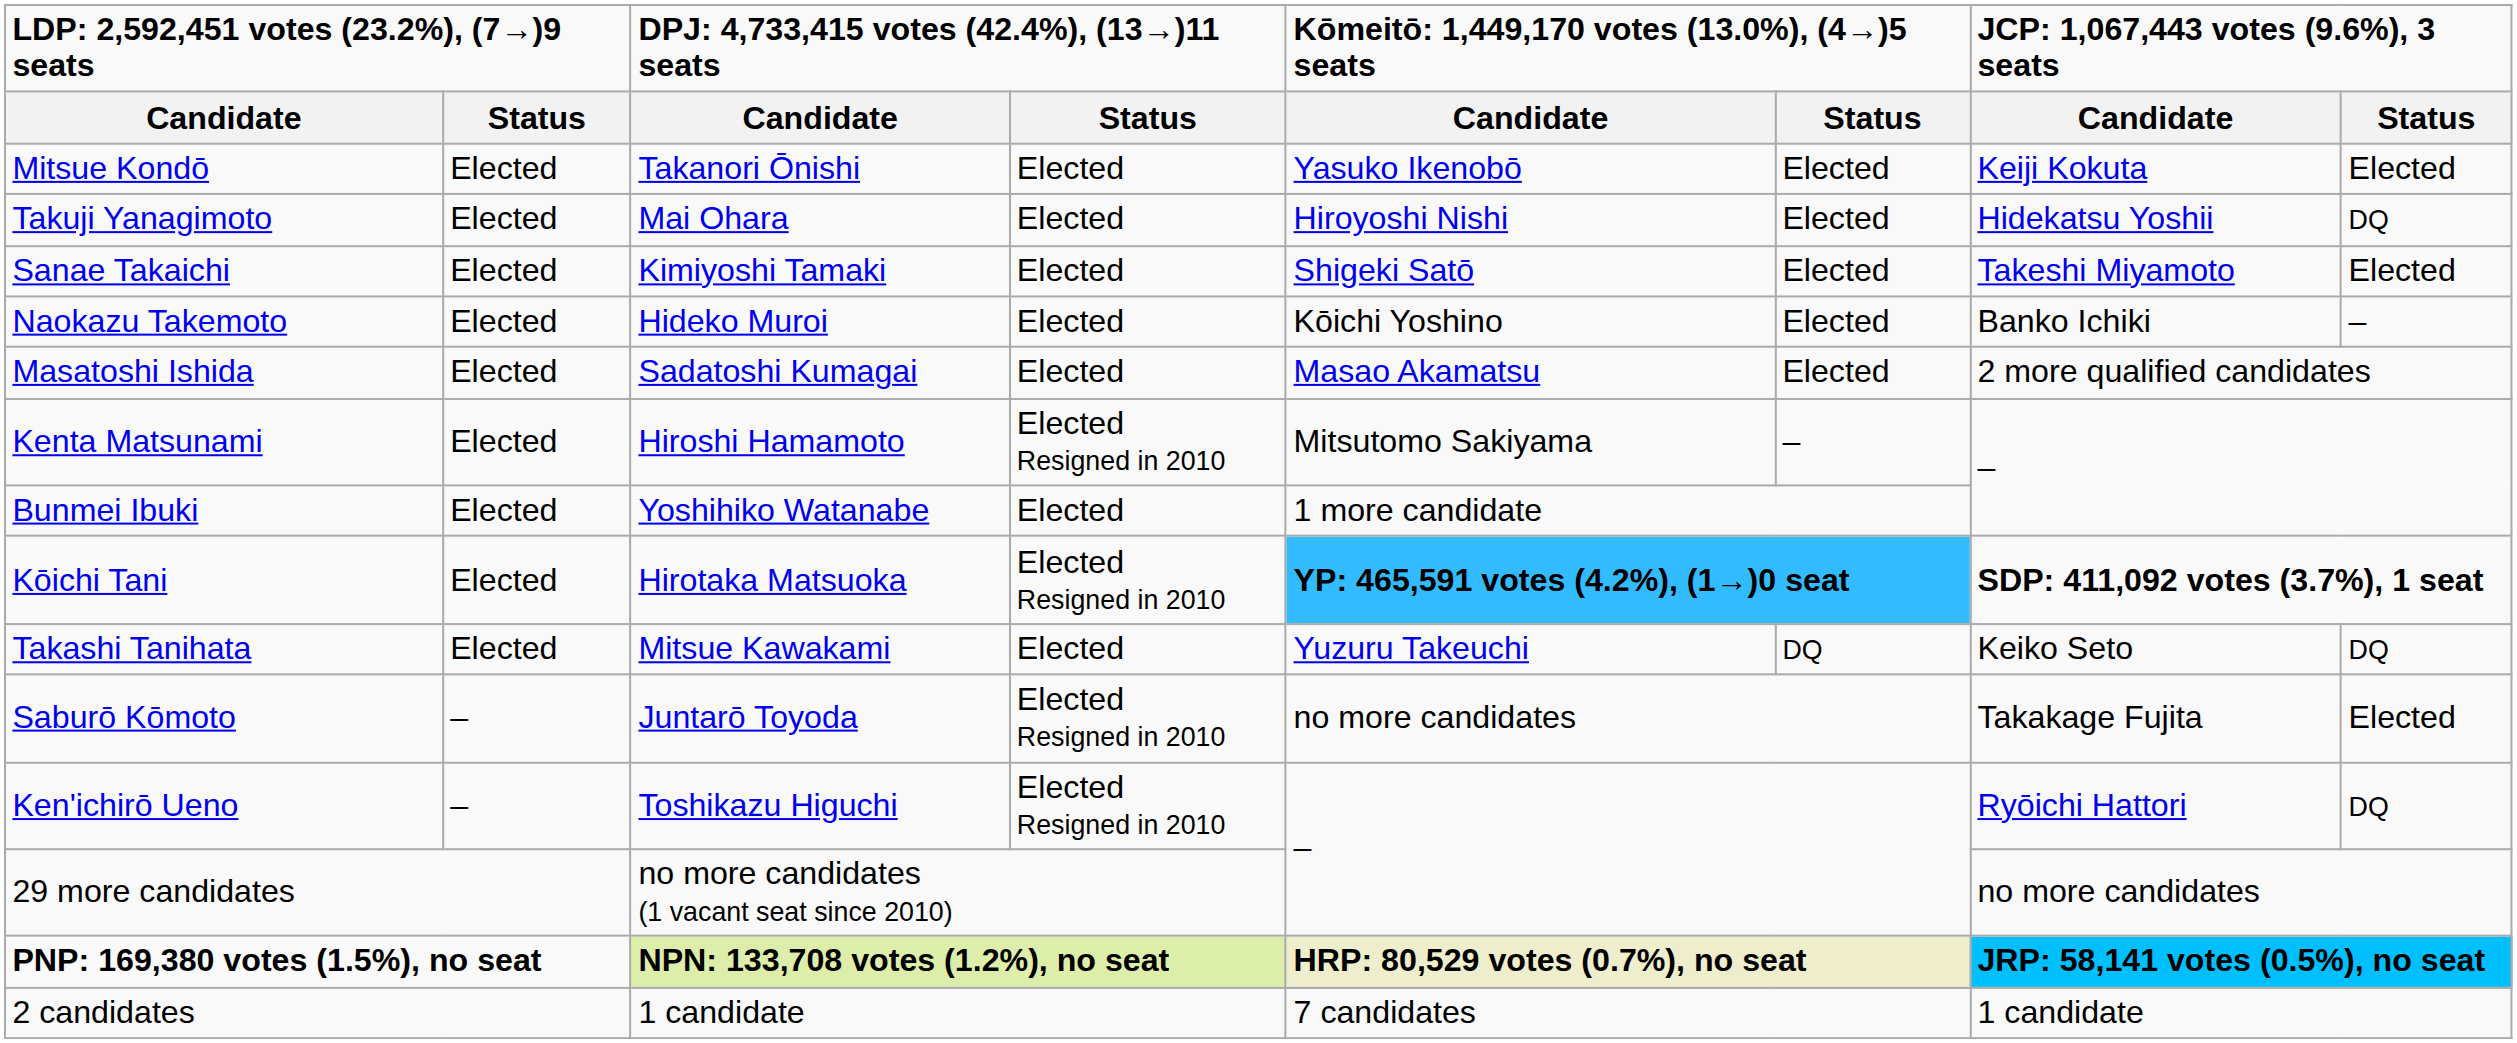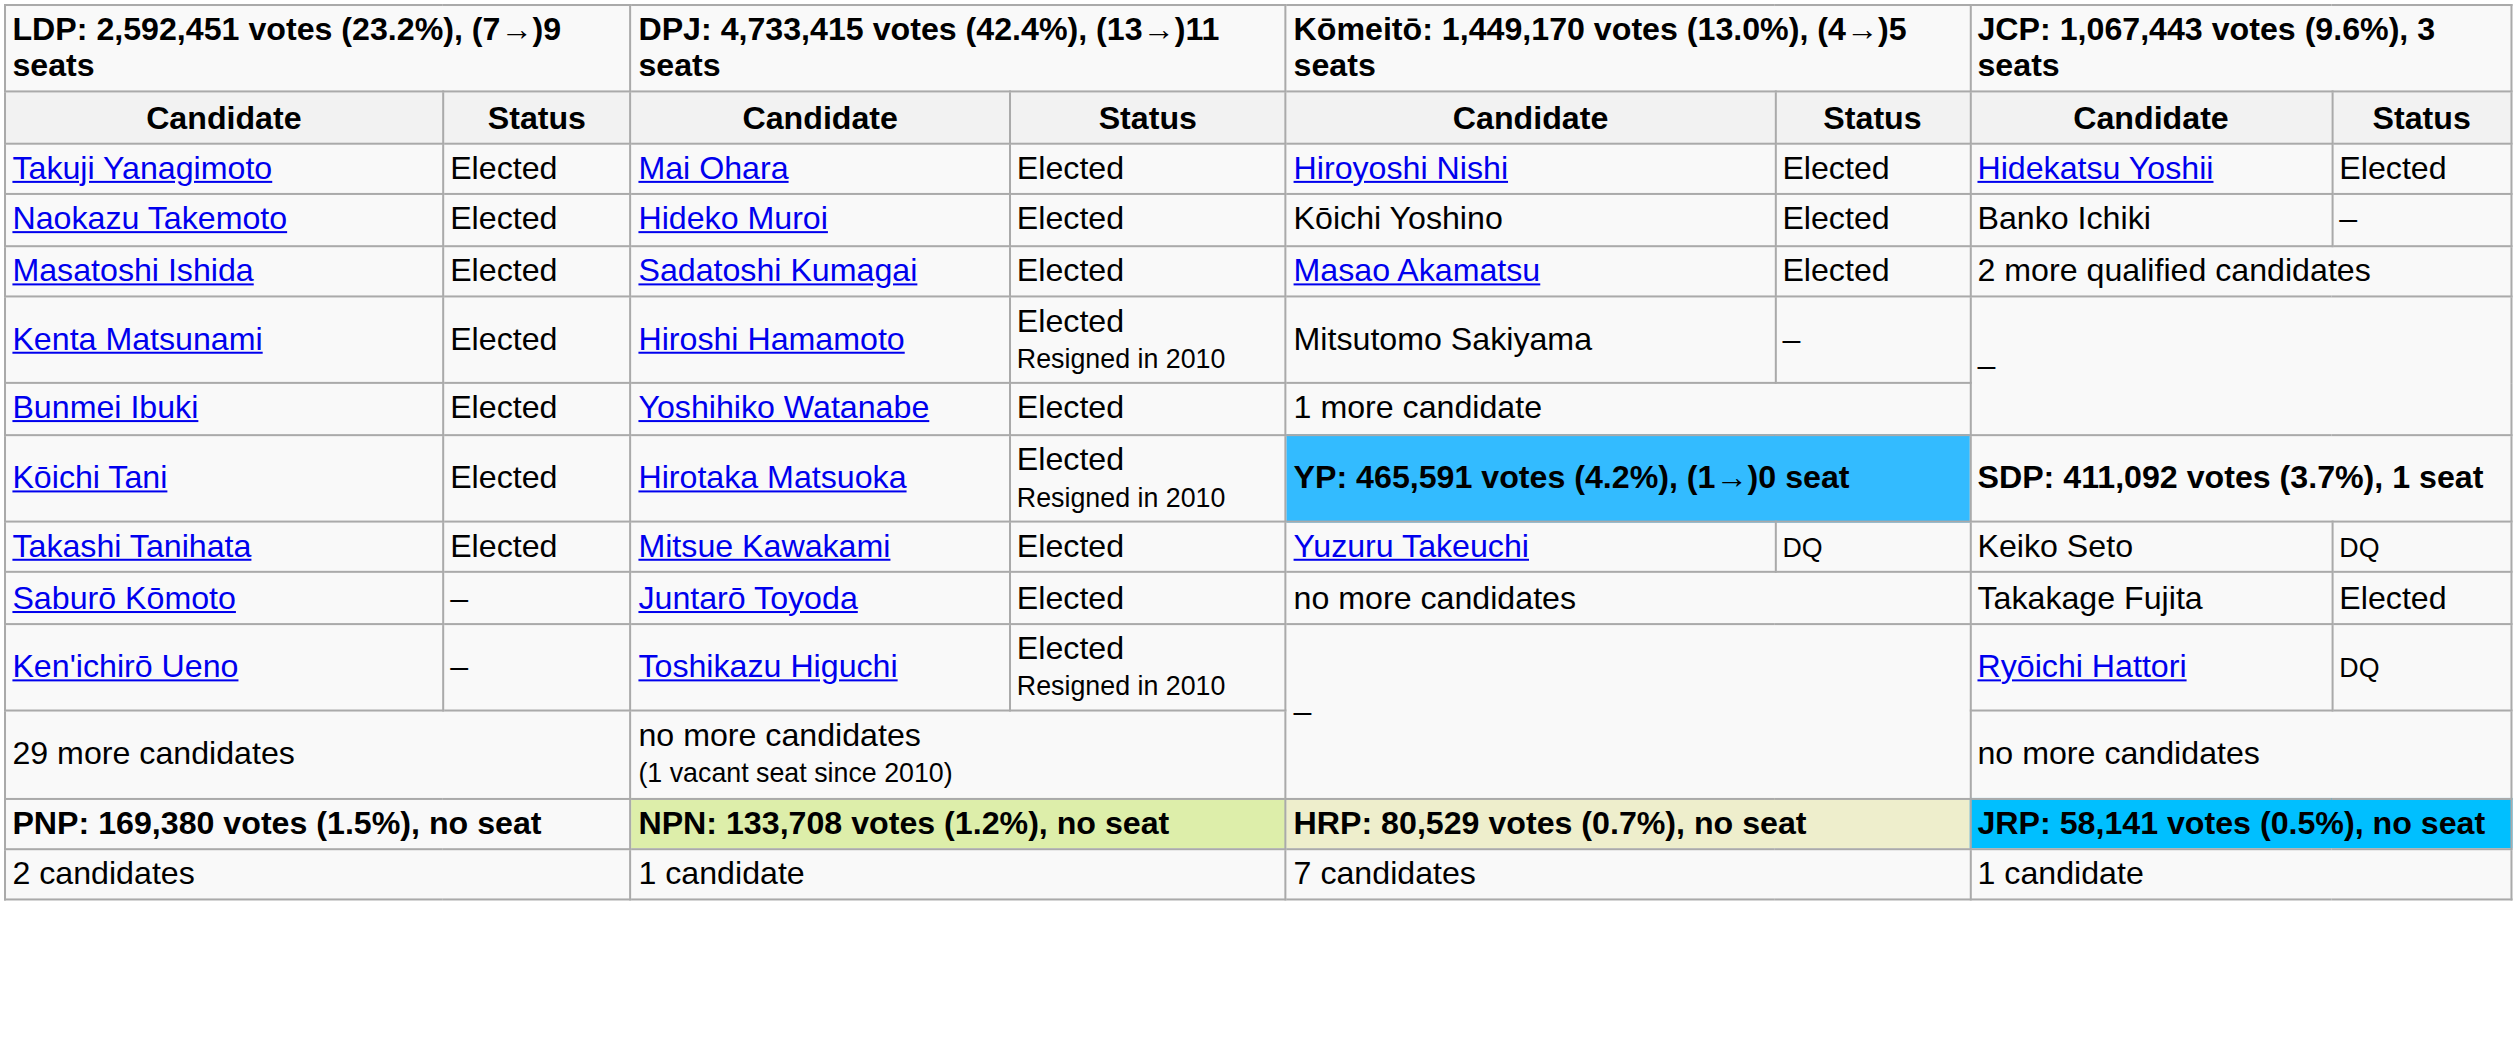- row: (111, 168)
(2369, 221) DQ -> (2393, 168) Elected
- row: (121, 270)
(1121, 717) Elected Resigned in 2010 -> (1070, 597) Elected
